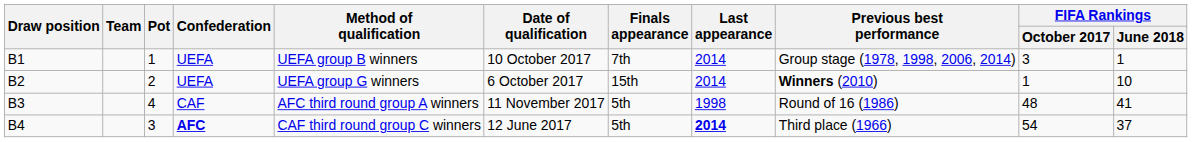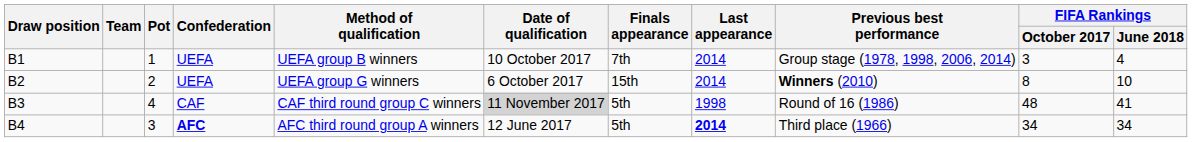(1120, 59) 1 -> (1120, 59) 4
(1026, 81) 1 -> (1026, 81) 8
(378, 103) AFC third round group A winners -> (379, 103) CAF third round group C winners
(546, 103) no background -> (546, 103) lightgrey background
(379, 125) CAF third round group C winners -> (378, 125) AFC third round group A winners
(1030, 125) 54 -> (1030, 125) 34
(1124, 125) 37 -> (1124, 125) 34
